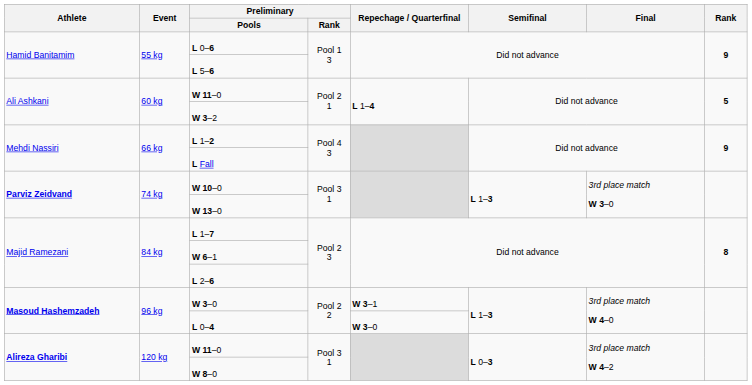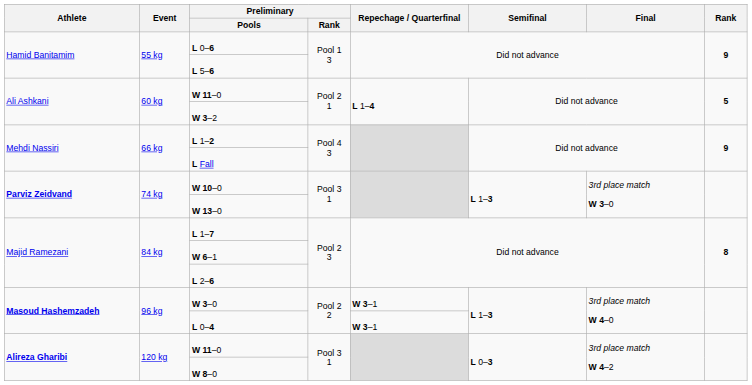(365, 327) W 3–0 -> (365, 327) W 3–1
